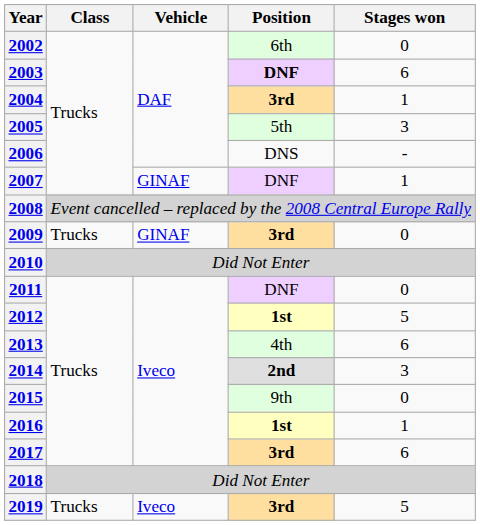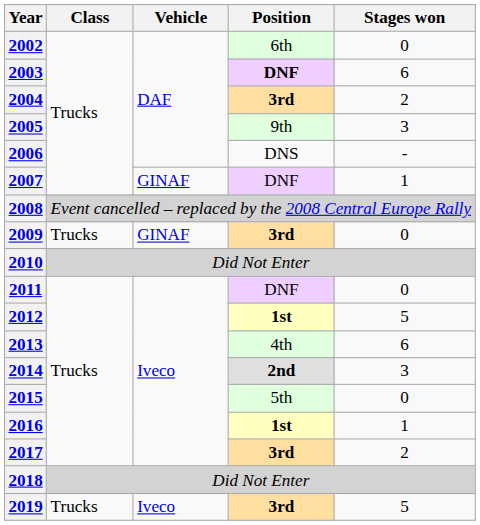(405, 99) 1 -> (405, 99) 2
(281, 126) 5th -> (281, 126) 9th
(281, 398) 9th -> (281, 398) 5th
(405, 452) 6 -> (405, 452) 2
